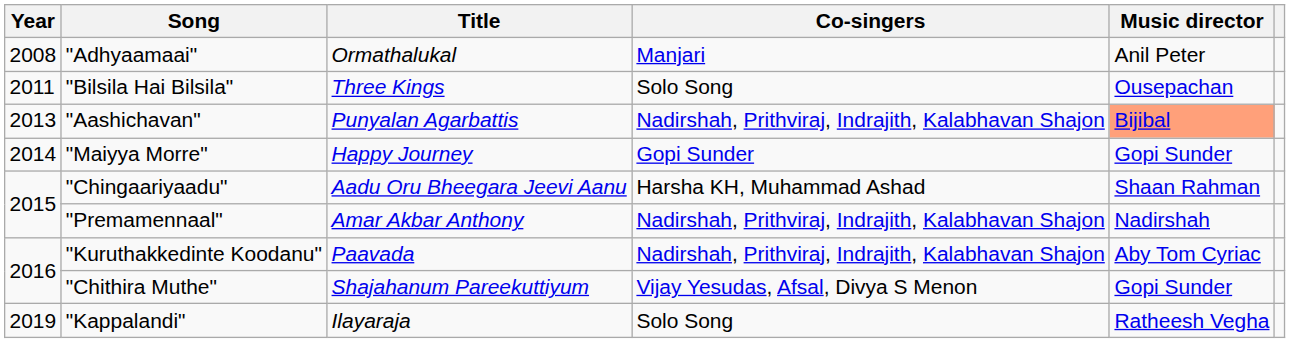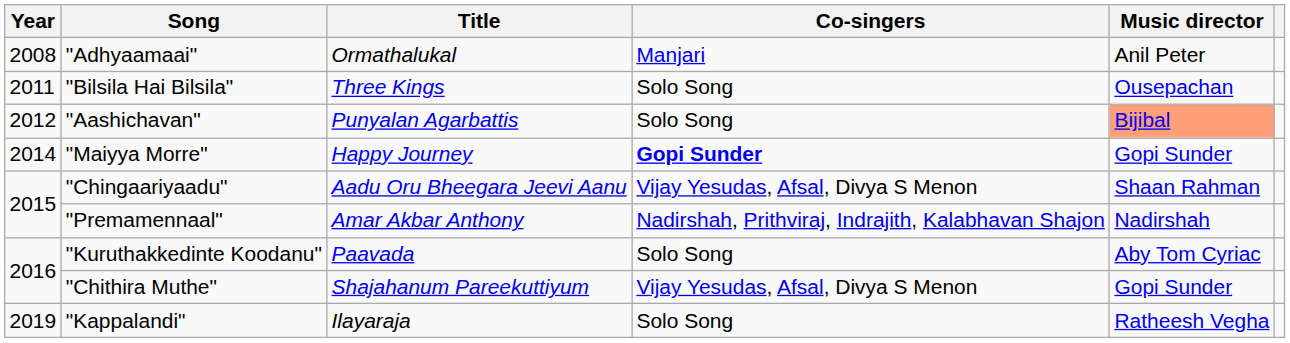(33, 120) 2013 -> (33, 120) 2012
(871, 120) Nadirshah, Prithviraj, Indrajith, Kalabhavan Shajon -> (685, 120) Solo Song
(695, 154) normal -> (699, 154) bold
(781, 187) Harsha KH, Muhammad Ashad -> (807, 187) Vijay Yesudas, Afsal, Divya S Menon
(871, 253) Nadirshah, Prithviraj, Indrajith, Kalabhavan Shajon -> (685, 253) Solo Song
